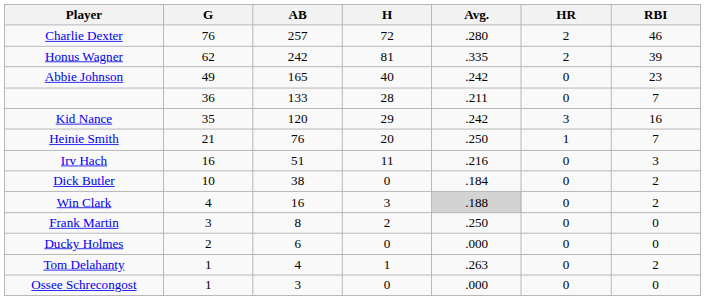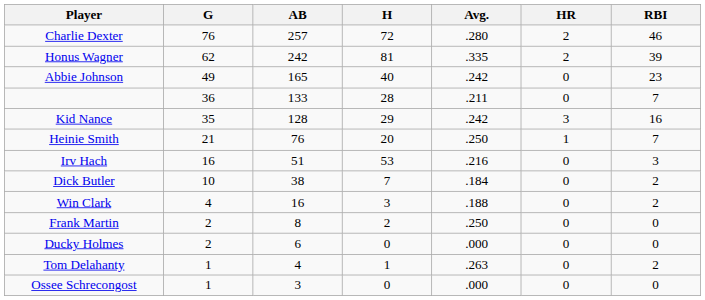(298, 118) 120 -> (298, 118) 128
(387, 160) 11 -> (387, 160) 53
(387, 181) 0 -> (387, 181) 7
(477, 202) lightgrey background -> (477, 202) no background
(208, 222) 3 -> (208, 222) 2
